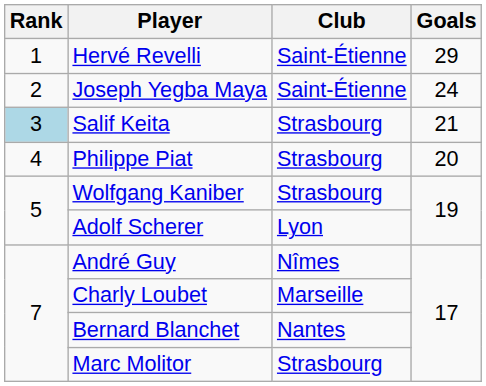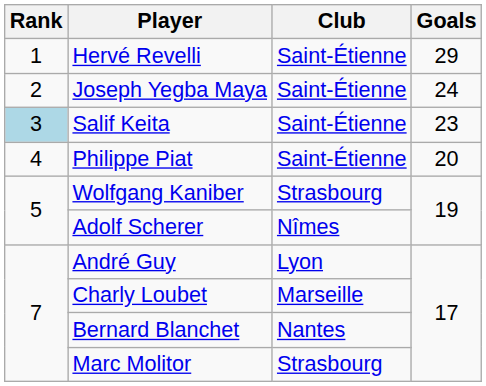(330, 124) Strasbourg -> (342, 124) Saint-Étienne
(447, 124) 21 -> (447, 124) 23
(330, 158) Strasbourg -> (342, 158) Saint-Étienne
(300, 227) Lyon -> (308, 227) Nîmes
(308, 261) Nîmes -> (300, 261) Lyon
